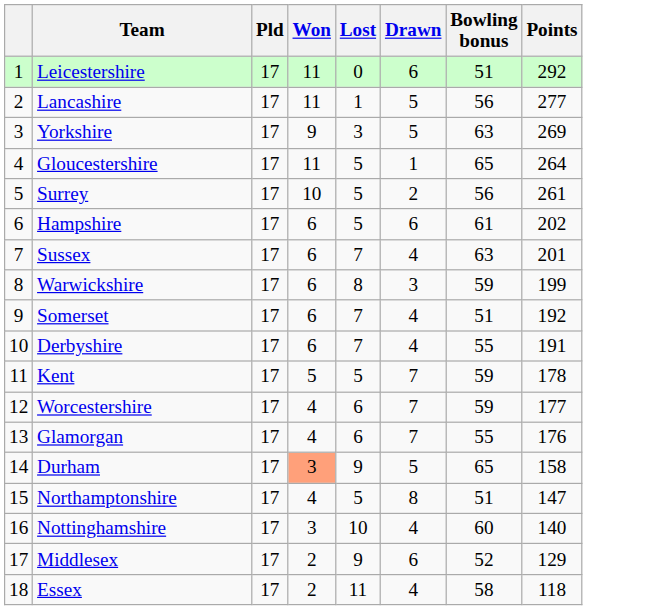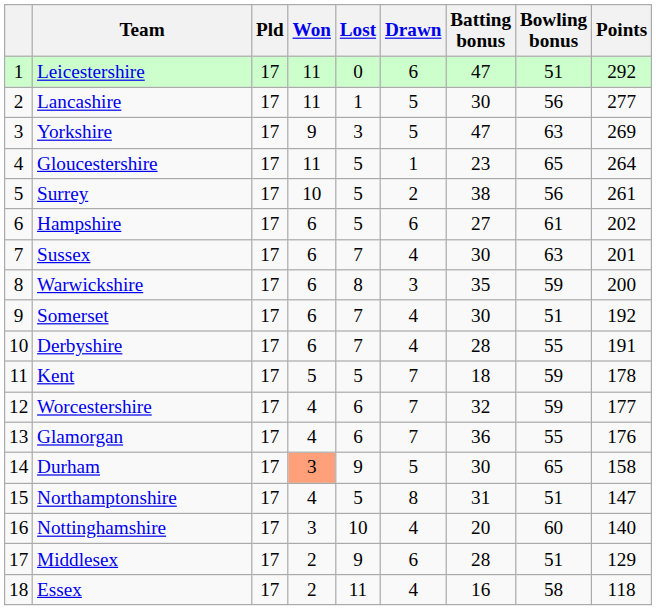+ column: (481, 30)
(552, 284) 199 -> (622, 284) 200
(484, 558) 52 -> (554, 558) 51
